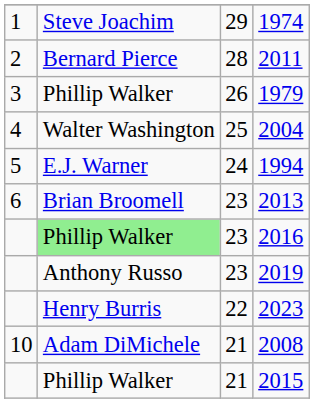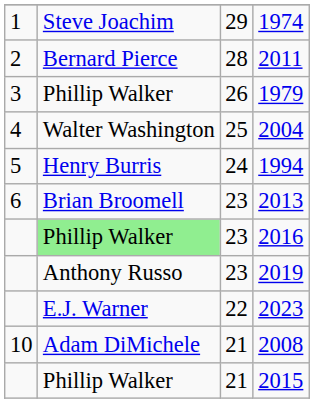(95, 165) E.J. Warner -> (102, 165) Henry Burris
(102, 308) Henry Burris -> (95, 308) E.J. Warner
